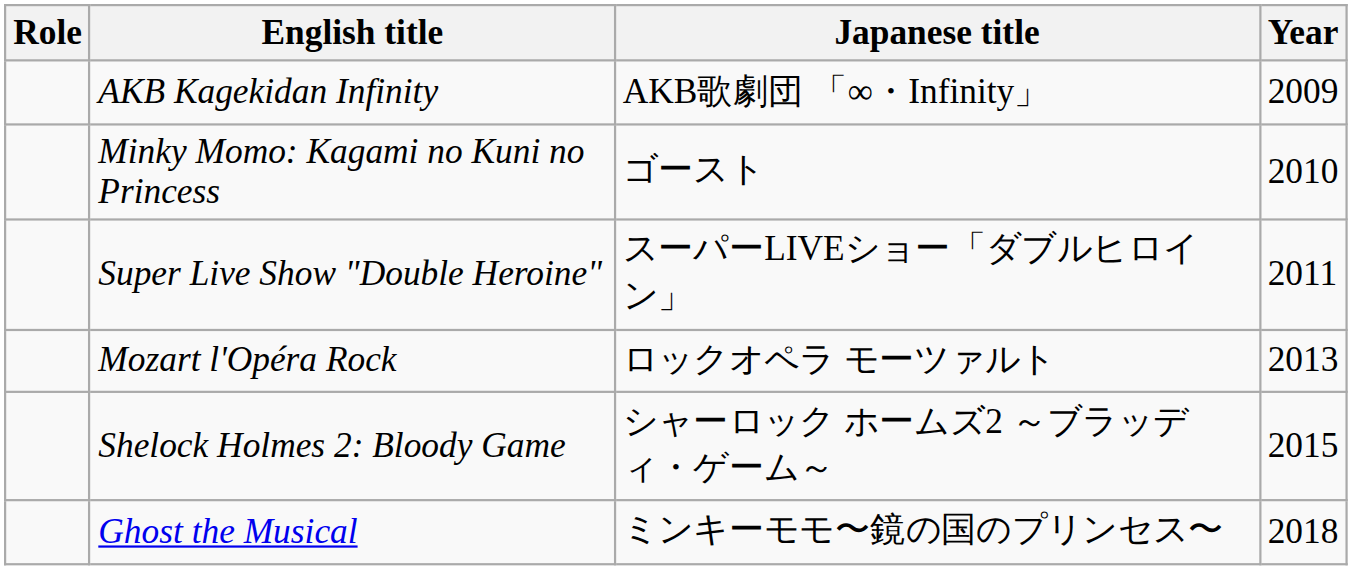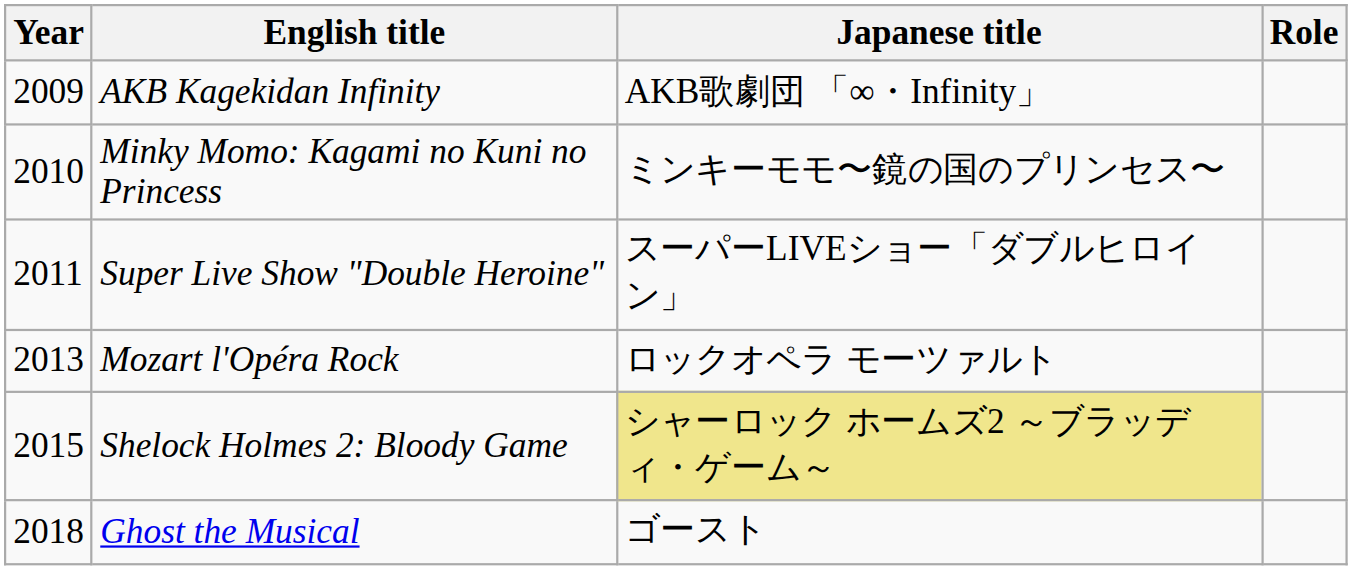columns swapped: (1303, 32) <-> (48, 32)
(693, 170) ゴースト -> (925, 170) ミンキーモモ〜鏡の国のプリンセス〜
(906, 444) no background -> (908, 444) khaki background
(923, 530) ミンキーモモ〜鏡の国のプリンセス〜 -> (695, 530) ゴースト
